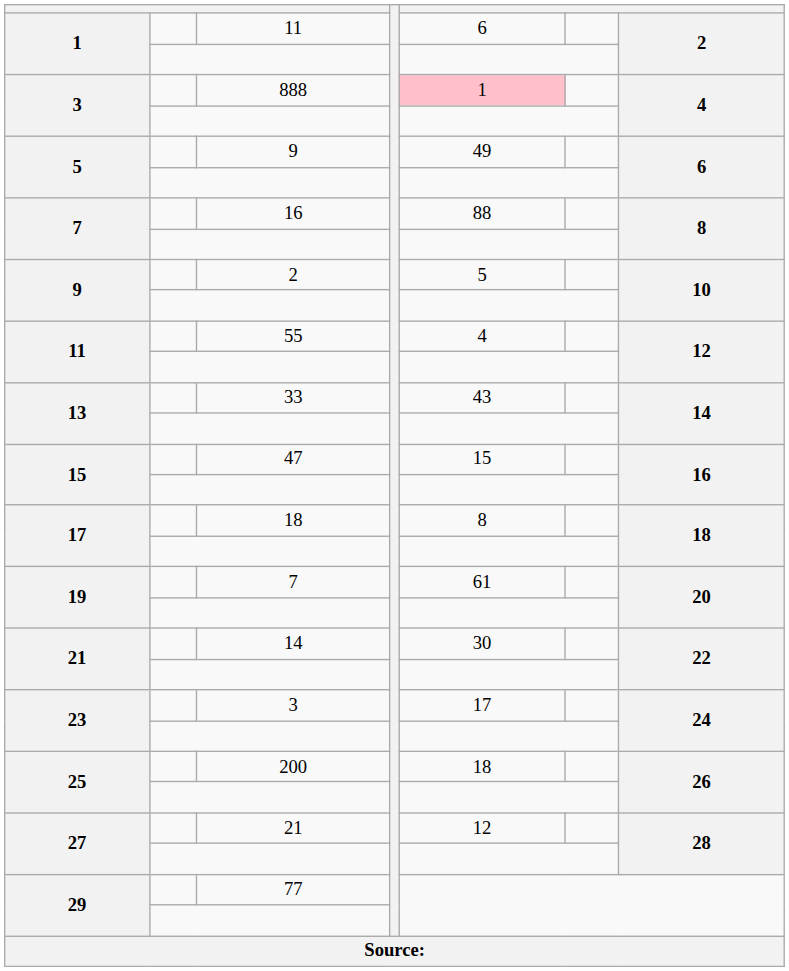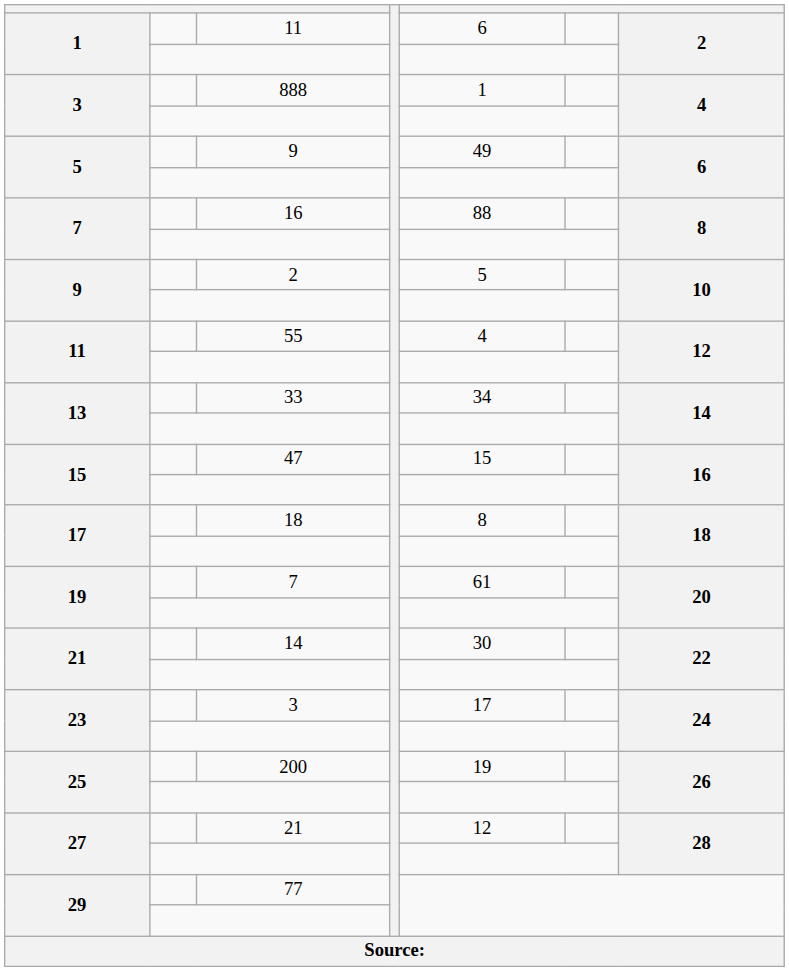(482, 89) pink background -> (482, 89) no background
(482, 397) 43 -> (482, 397) 34
(482, 766) 18 -> (482, 766) 19
